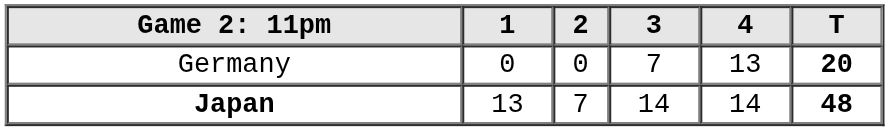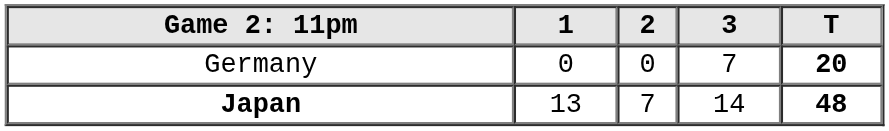- column: (745, 26)
